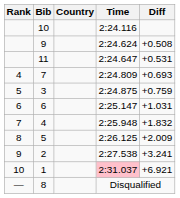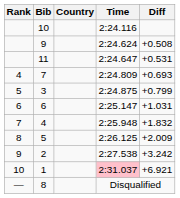(157, 91) +0.759 -> (157, 91) +0.799
(157, 153) +3.241 -> (157, 153) +3.242
